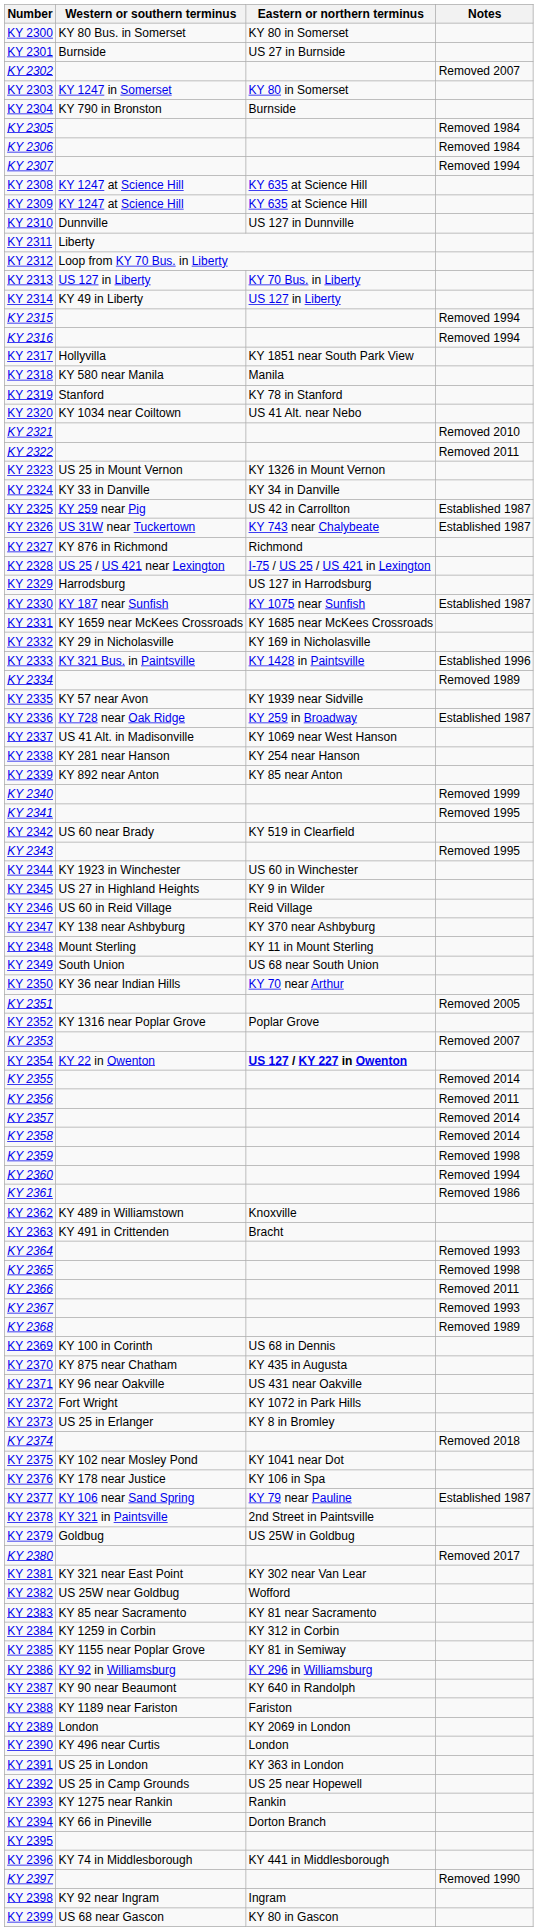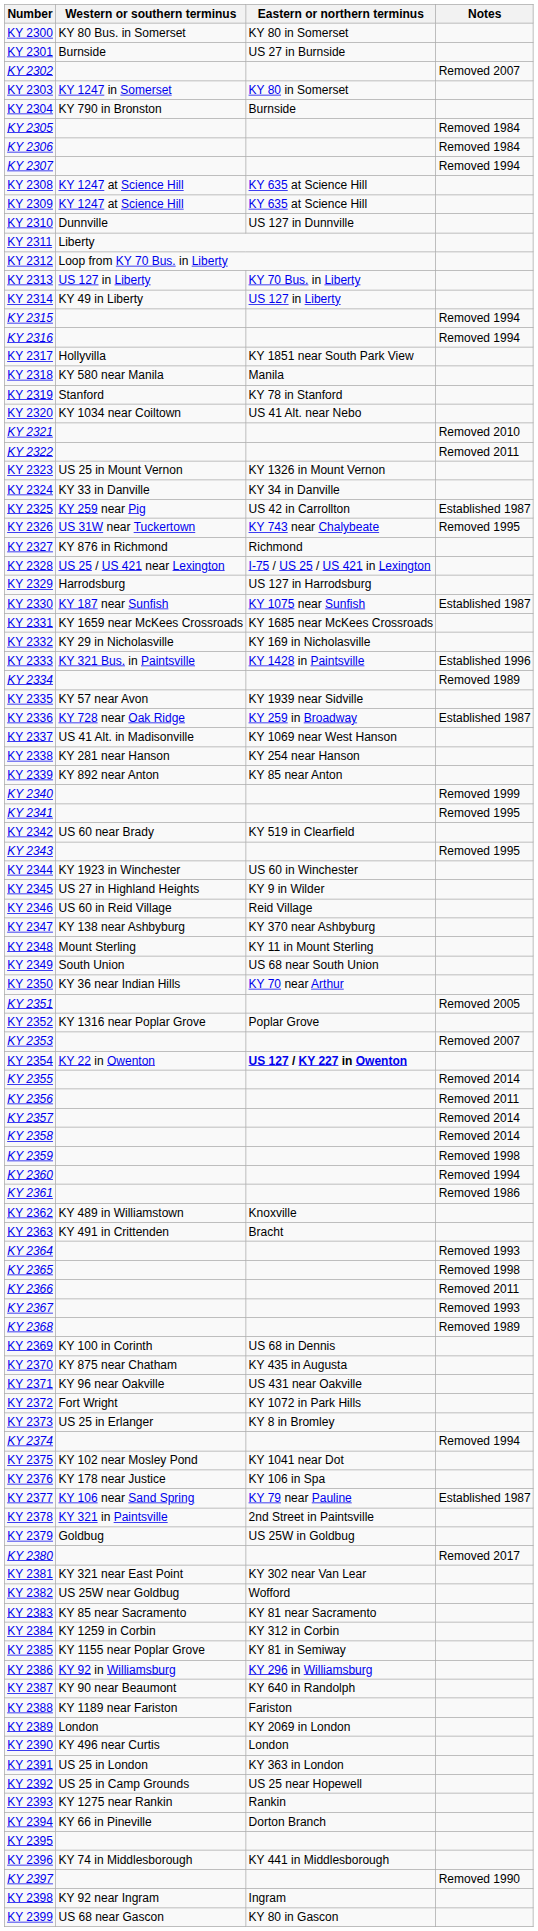(485, 527) Established 1987 -> (479, 527) Removed 1995
(479, 1441) Removed 2018 -> (479, 1441) Removed 1994
